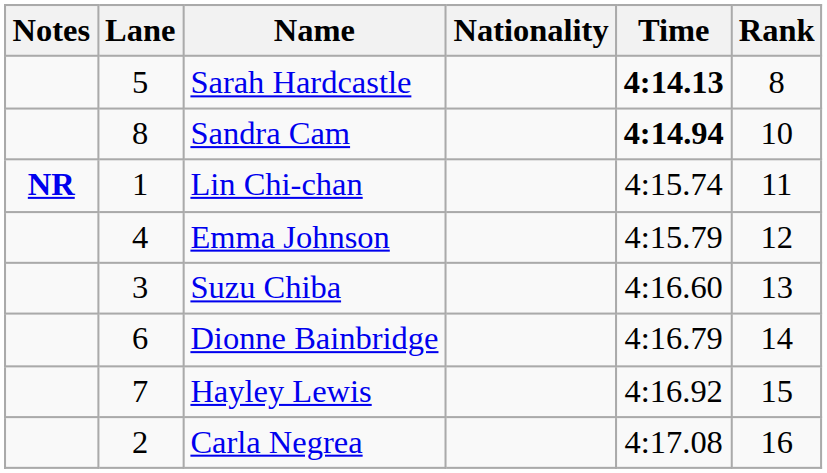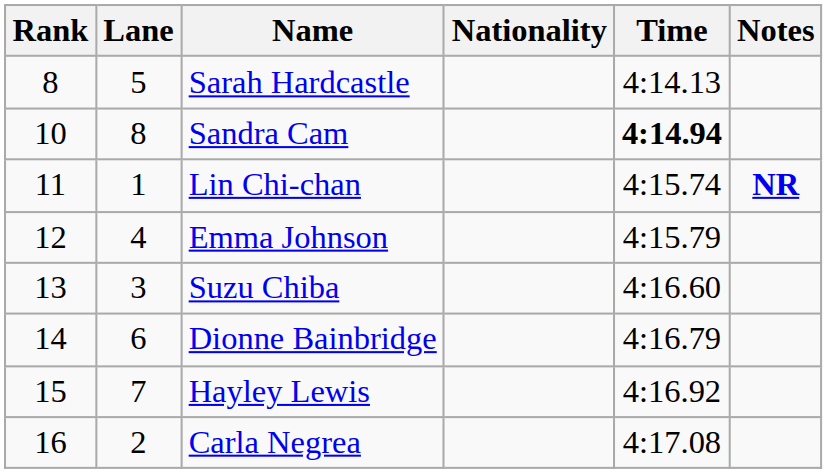columns swapped: (777, 30) <-> (51, 30)
(674, 81) bold -> (672, 81) normal
